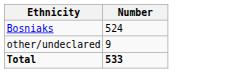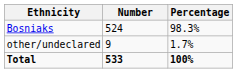+ column: (200, 12)
